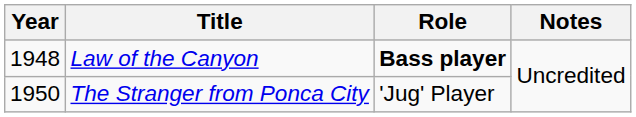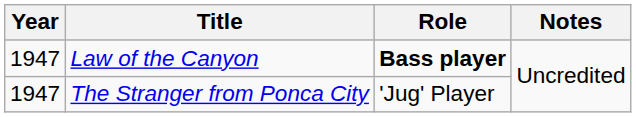(35, 58) 1948 -> (35, 58) 1947
(35, 93) 1950 -> (35, 93) 1947
